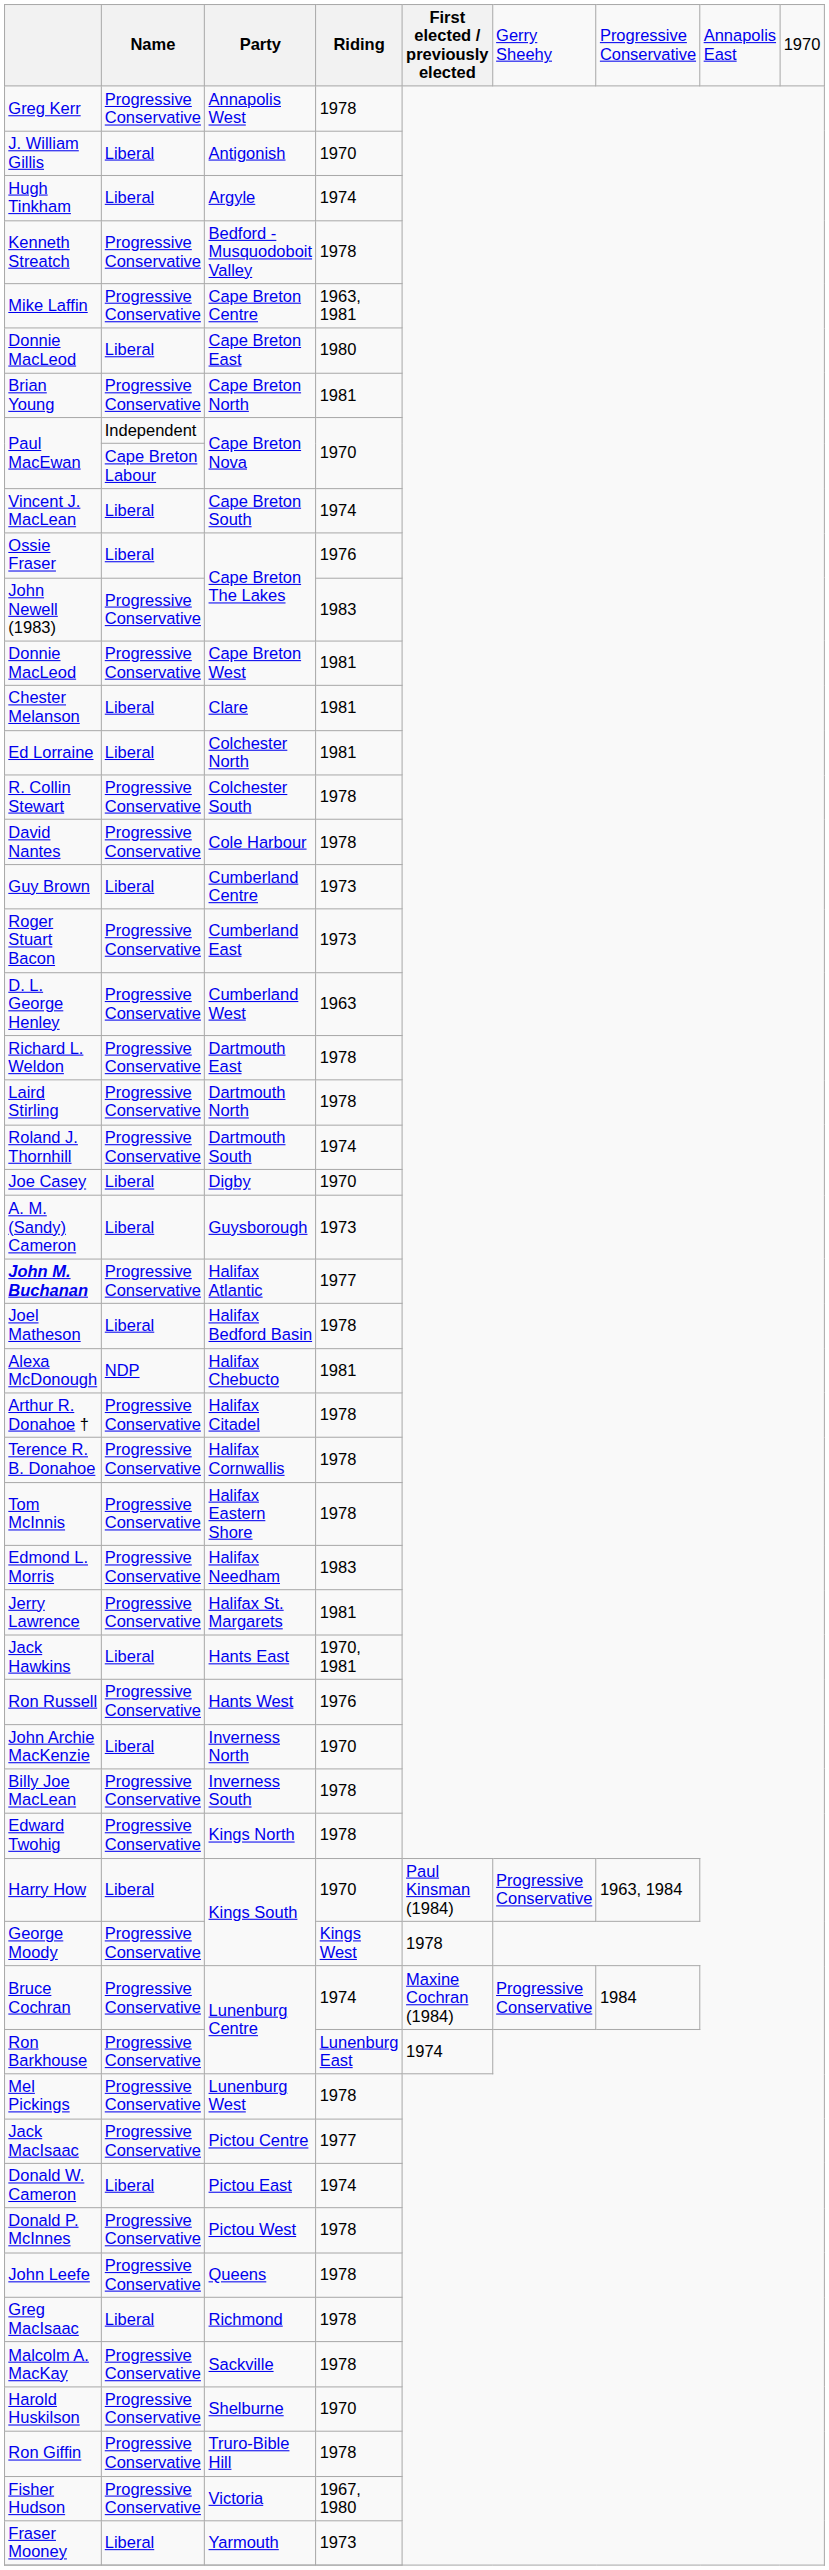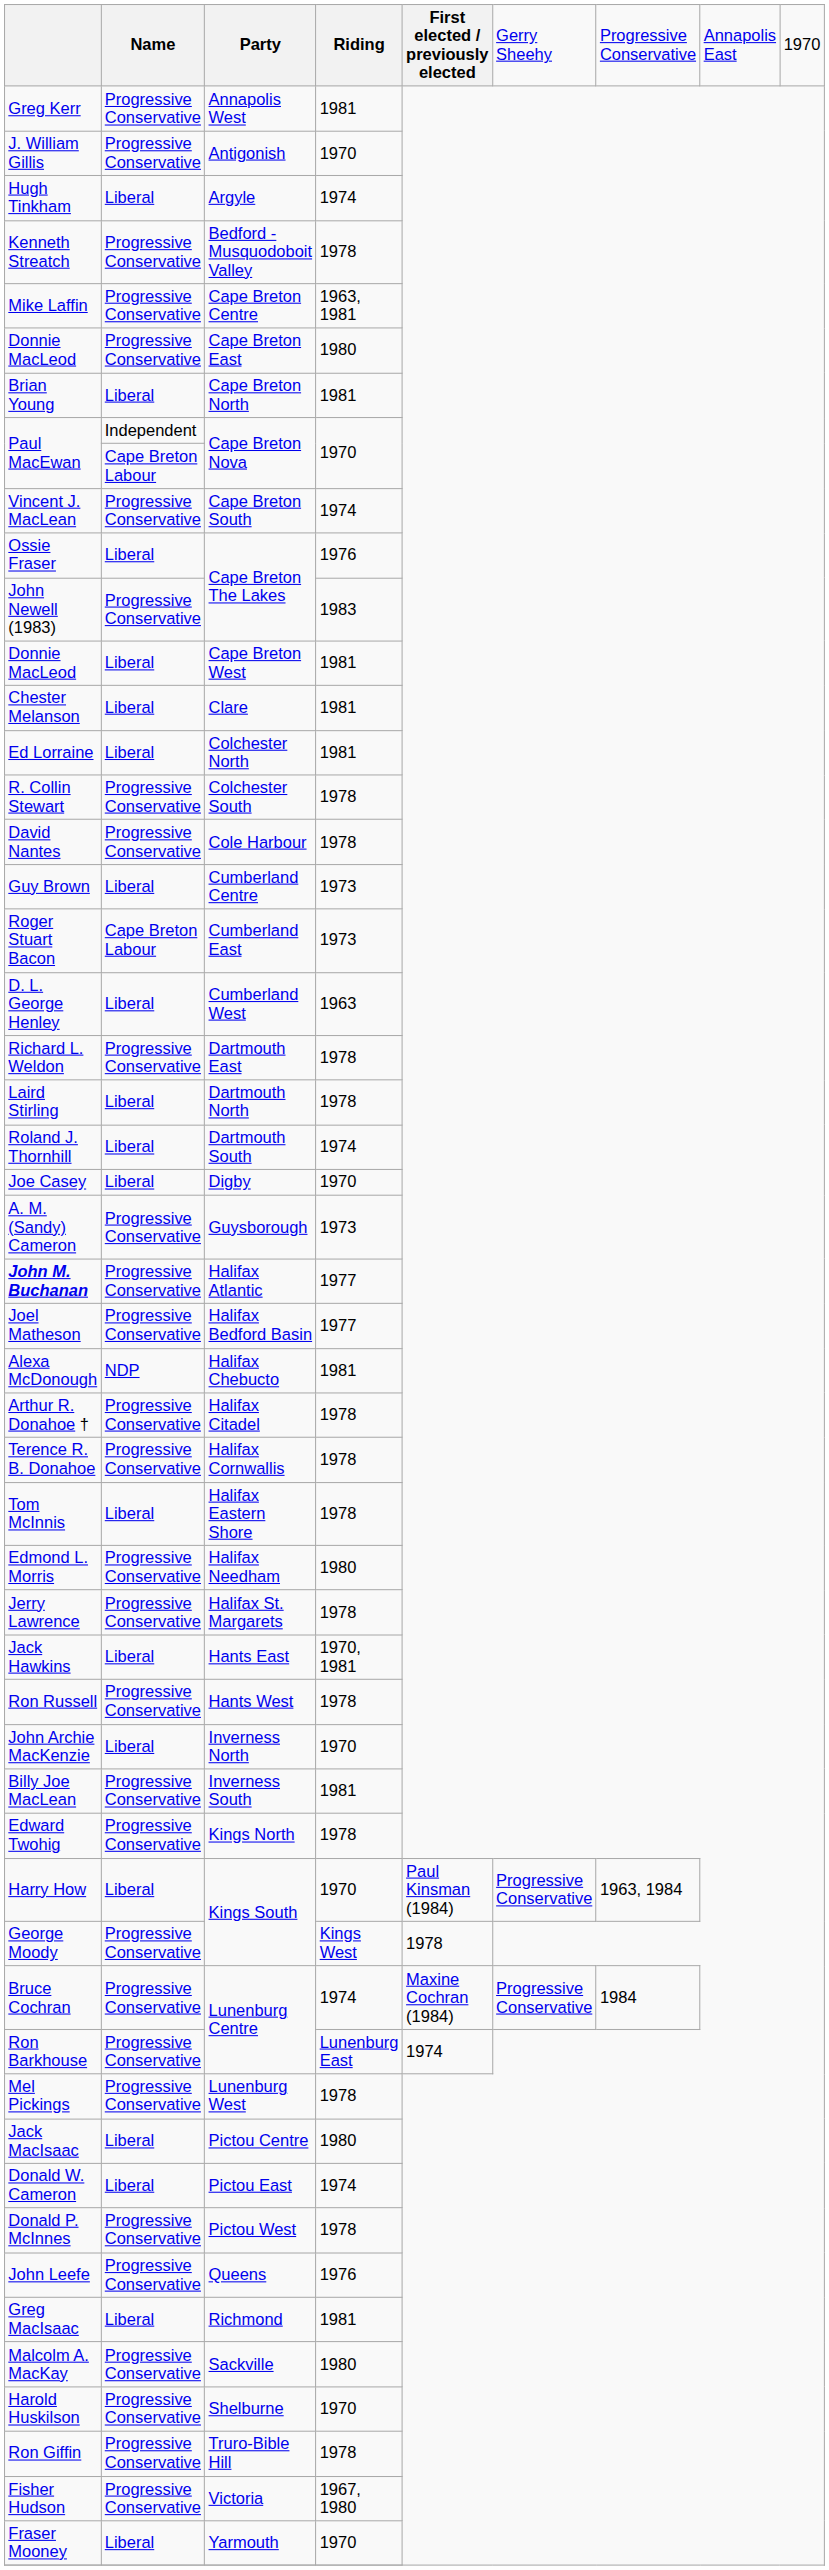(338, 108) 1978 -> (338, 108) 1981
(130, 153) Liberal -> (153, 153) Progressive Conservative
(130, 350) Liberal -> (153, 350) Progressive Conservative
(153, 395) Progressive Conservative -> (130, 395) Liberal
(130, 510) Liberal -> (153, 510) Progressive Conservative
(153, 663) Progressive Conservative -> (130, 663) Liberal
(153, 940) Progressive Conservative -> (151, 940) Cape Breton Labour
(153, 1003) Progressive Conservative -> (130, 1003) Liberal
(153, 1102) Progressive Conservative -> (130, 1102) Liberal
(153, 1147) Progressive Conservative -> (130, 1147) Liberal
(130, 1227) Liberal -> (153, 1227) Progressive Conservative
(130, 1325) Liberal -> (153, 1325) Progressive Conservative
(338, 1325) 1978 -> (338, 1325) 1977
(153, 1513) Progressive Conservative -> (130, 1513) Liberal
(338, 1567) 1983 -> (338, 1567) 1980
(338, 1612) 1981 -> (338, 1612) 1978
(338, 1701) 1976 -> (338, 1701) 1978
(338, 1791) 1978 -> (338, 1791) 1981
(153, 2140) Progressive Conservative -> (130, 2140) Liberal
(338, 2140) 1977 -> (338, 2140) 1980
(338, 2274) 1978 -> (338, 2274) 1976
(338, 2319) 1978 -> (338, 2319) 1981
(338, 2364) 1978 -> (338, 2364) 1980
(338, 2542) 1973 -> (338, 2542) 1970
